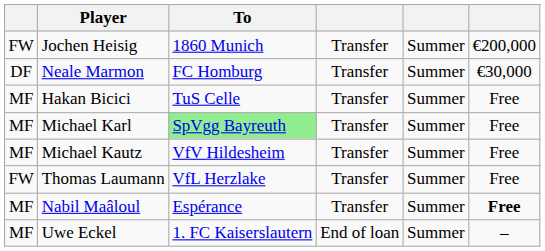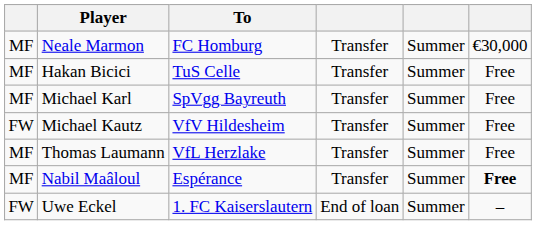- row: (90, 44)
(21, 71) DF -> (21, 44) MF
(229, 125) lightgreen background -> (229, 98) no background
(21, 152) MF -> (21, 125) FW
(21, 179) FW -> (21, 152) MF
(21, 233) MF -> (21, 206) FW
